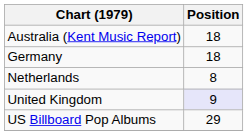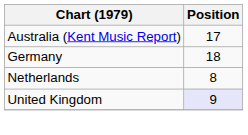(213, 36) 18 -> (213, 36) 17
- row: (82, 120)
